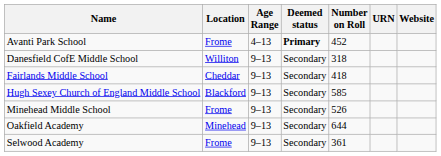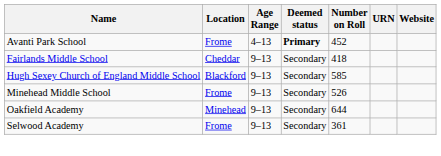- row: (72, 59)
